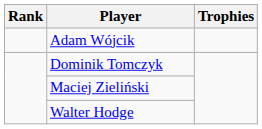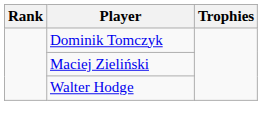- row: (92, 40)
